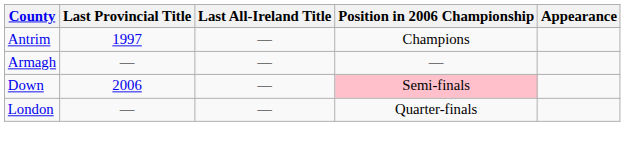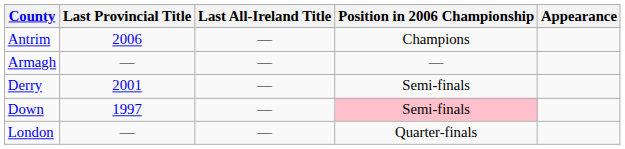(127, 39) 1997 -> (127, 39) 2006
+ row: (25, 86)
(127, 86) 2006 -> (127, 109) 1997
